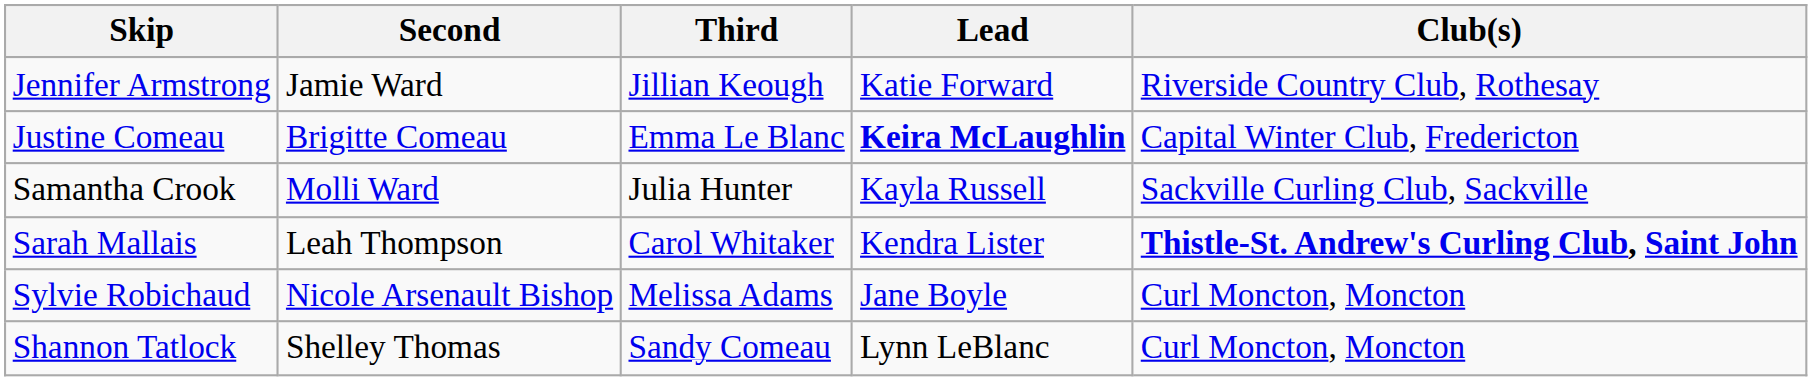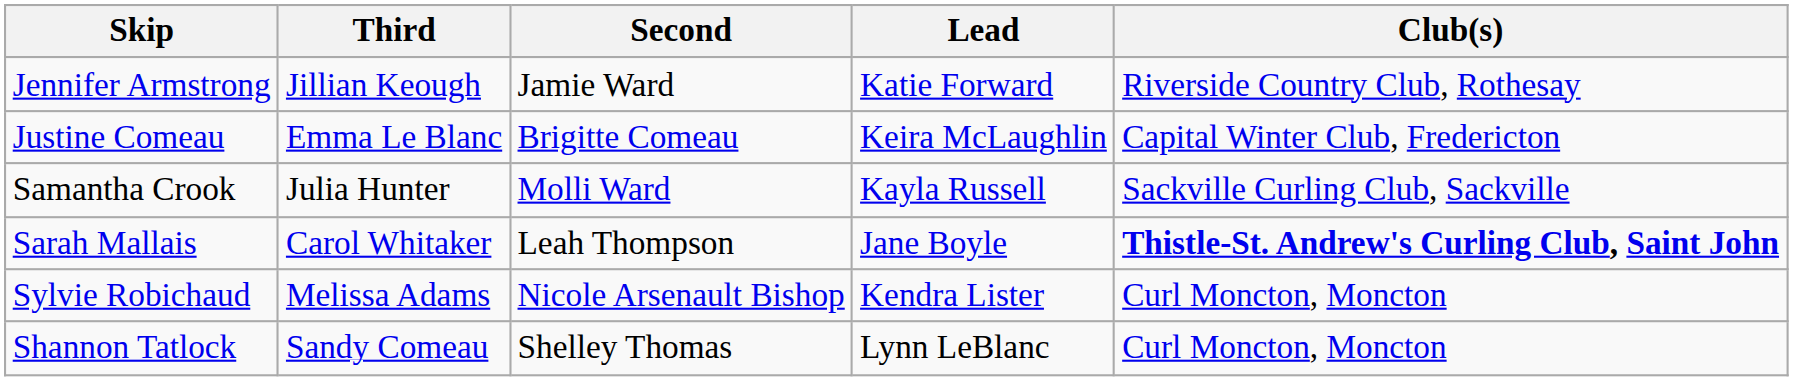columns swapped: (737, 30) <-> (450, 30)
(993, 136) bold -> (983, 136) normal
(952, 242) Kendra Lister -> (934, 242) Jane Boyle
(934, 294) Jane Boyle -> (952, 294) Kendra Lister
